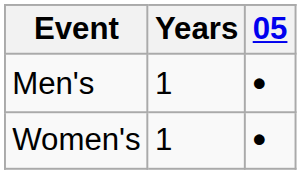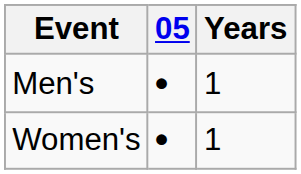columns swapped: (270, 29) <-> (197, 29)
